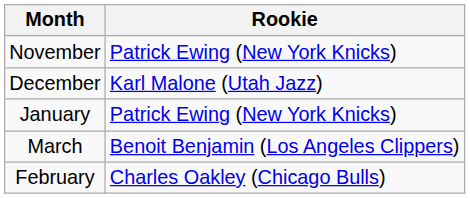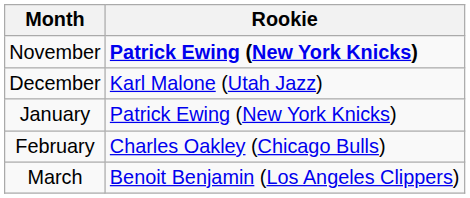(253, 51) normal -> (264, 51) bold
rows swapped: (55, 177) <-> (55, 146)
